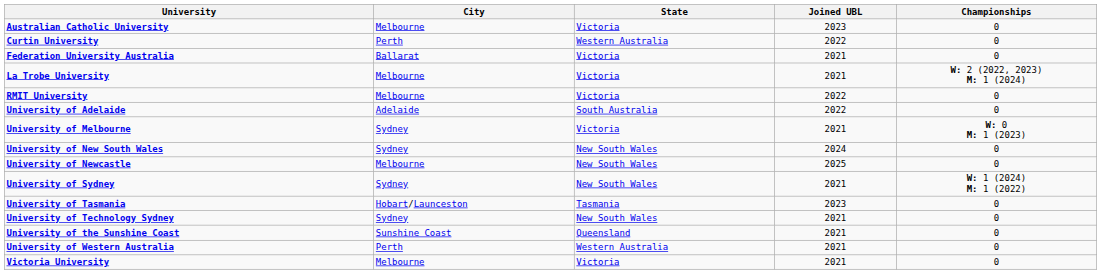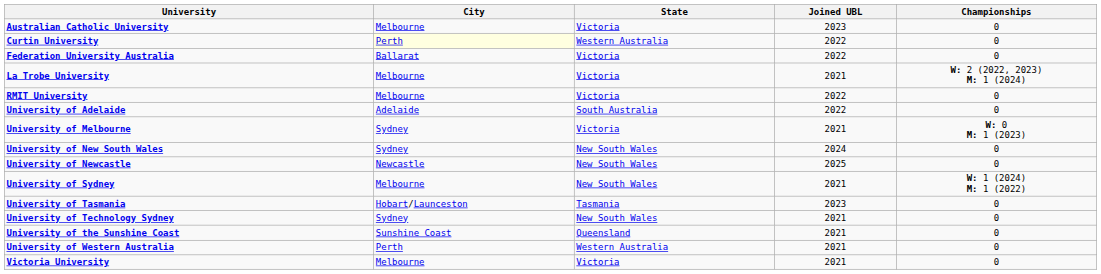(389, 41) no background -> (389, 41) lightyellow background
(835, 56) 2021 -> (835, 56) 2022
(400, 164) Melbourne -> (400, 164) Newcastle
(392, 184) Sydney -> (400, 184) Melbourne
